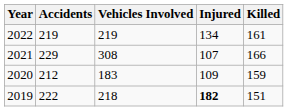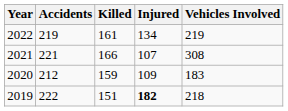columns swapped: (264, 14) <-> (146, 14)
(48, 55) 229 -> (48, 55) 221
